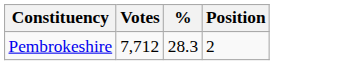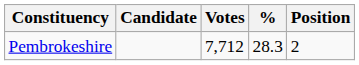+ column: (159, 18)
